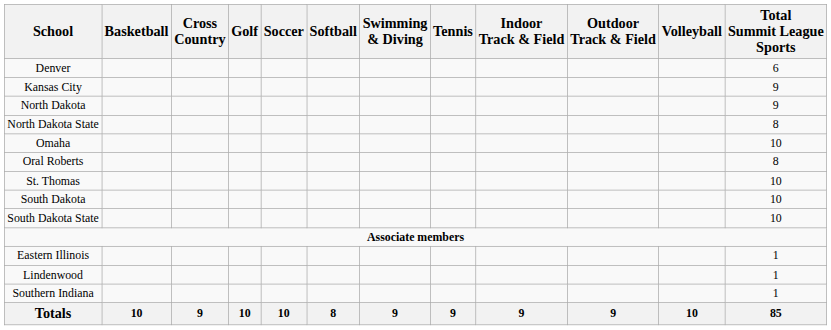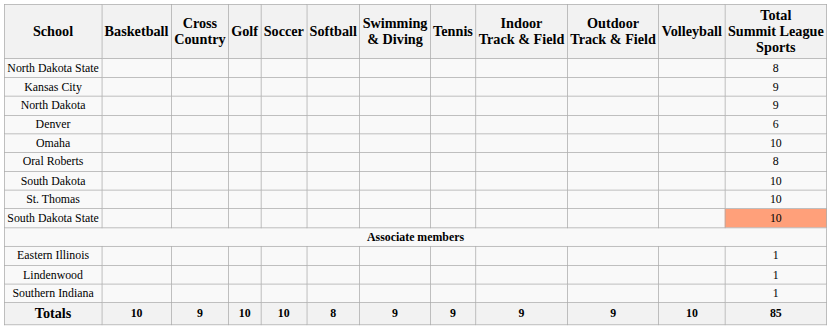rows swapped: (53, 68) <-> (53, 124)
rows swapped: (53, 180) <-> (53, 199)
(776, 218) no background -> (776, 218) lightsalmon background
